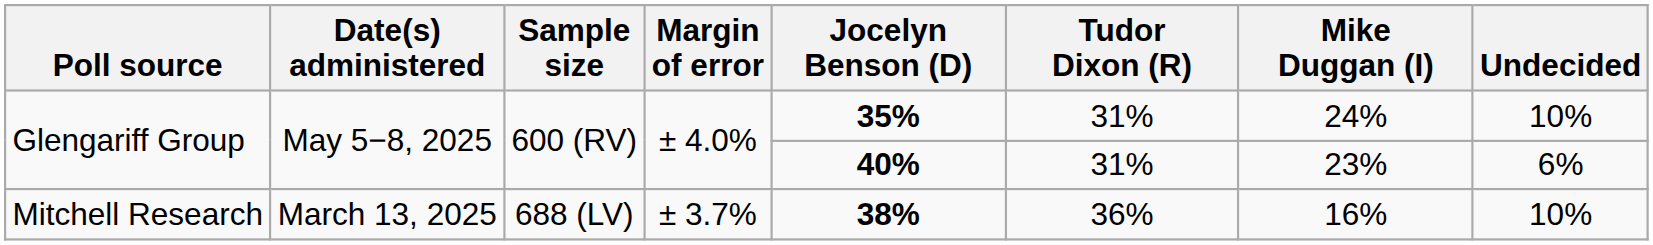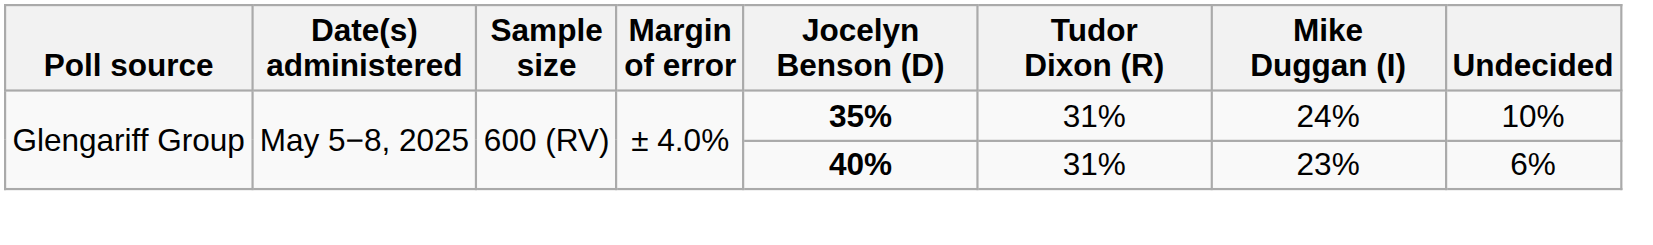- row: (138, 215)
